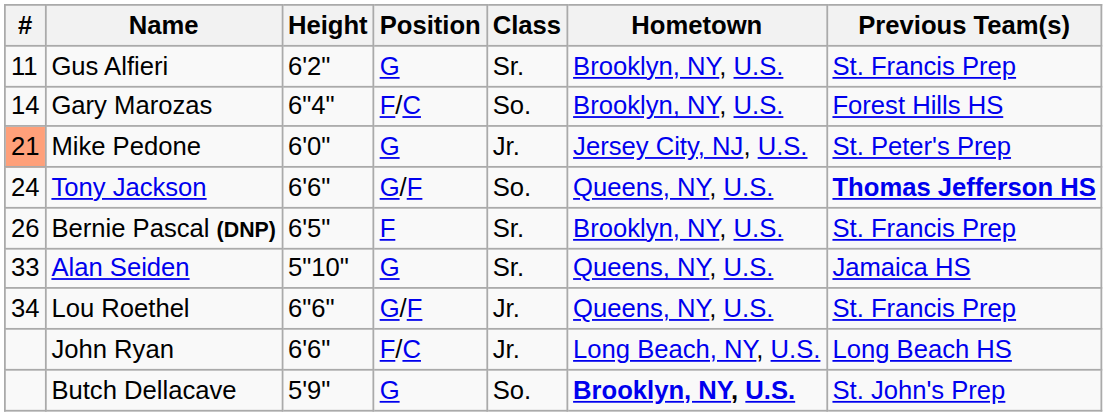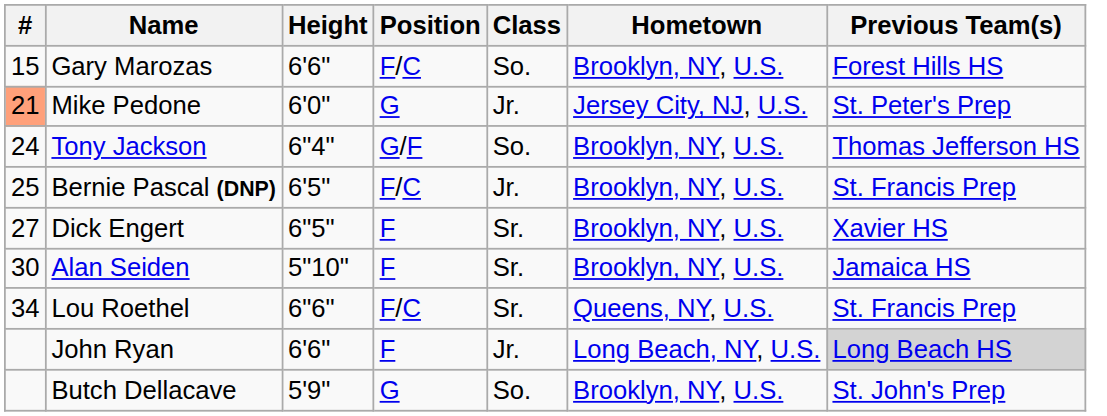- row: (110, 66)
(25, 107) 14 -> (25, 66) 15
(311, 107) 6"4" -> (309, 66) 6'6"
(309, 188) 6'6" -> (311, 147) 6"4"
(673, 188) Queens, NY, U.S. -> (678, 147) Brooklyn, NY, U.S.
(964, 188) bold -> (956, 147) normal
(25, 228) 26 -> (25, 188) 25
(387, 228) F -> (400, 188) F/C
(508, 228) Sr. -> (506, 188) Jr.
+ row: (118, 228)
(25, 268) 33 -> (25, 268) 30
(390, 268) G -> (387, 268) F
(673, 268) Queens, NY, U.S. -> (678, 268) Brooklyn, NY, U.S.
(401, 309) G/F -> (400, 309) F/C
(506, 309) Jr. -> (508, 309) Sr.
(400, 349) F/C -> (387, 349) F
(922, 349) no background -> (922, 349) lightgrey background
(684, 390) bold -> (678, 390) normal
